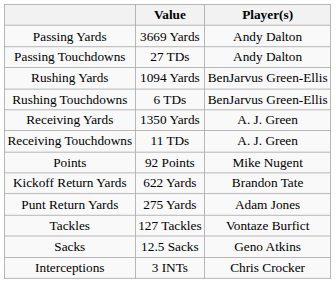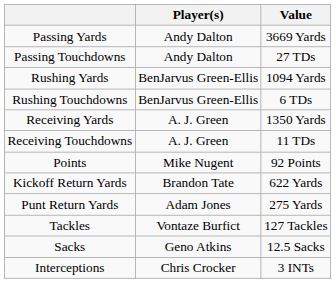columns swapped: (268, 15) <-> (170, 15)
